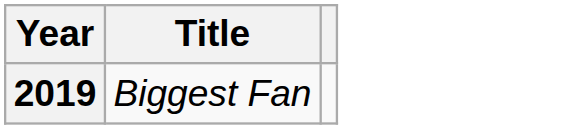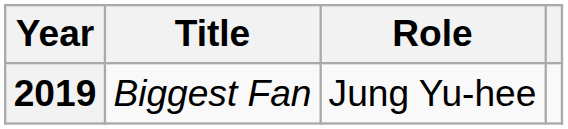+ column: (432, 33)
